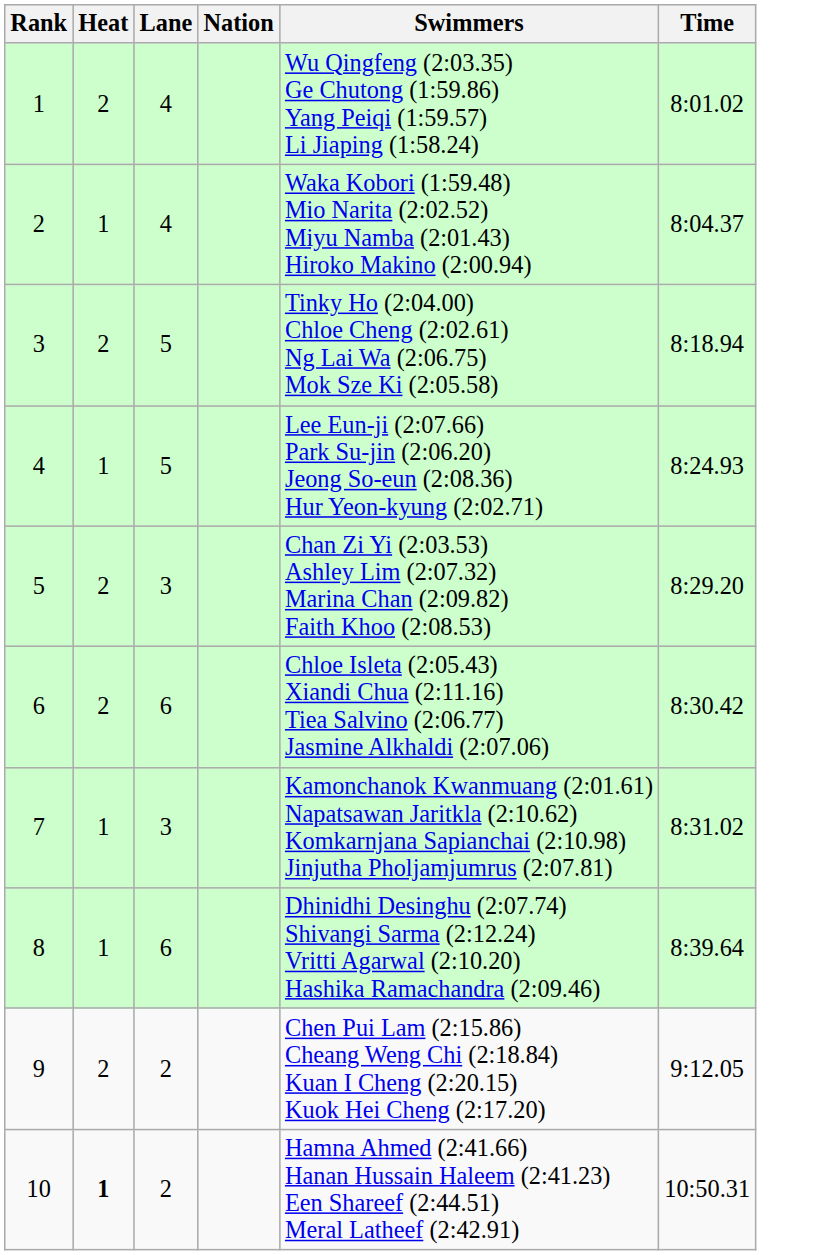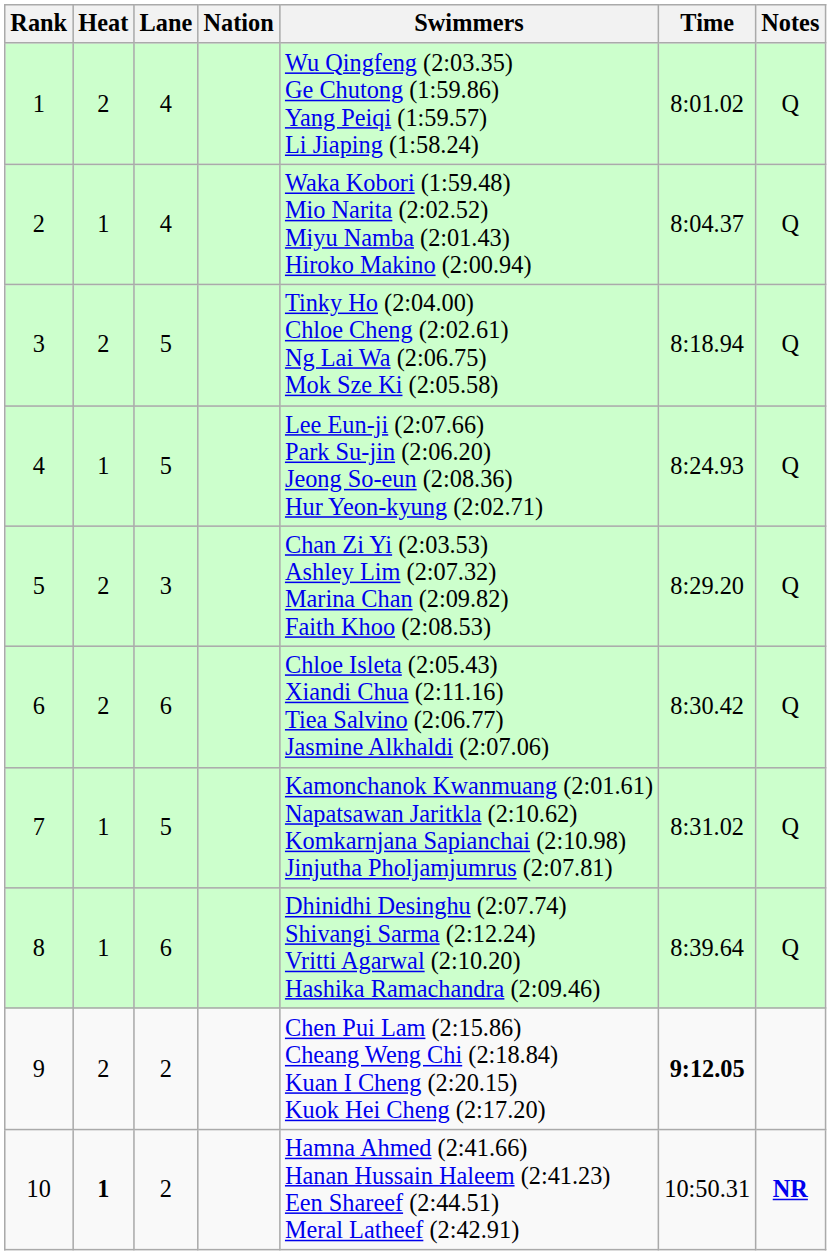+ column: (790, 23)
(166, 827) 3 -> (166, 827) 5
(707, 1068) normal -> (707, 1068) bold
